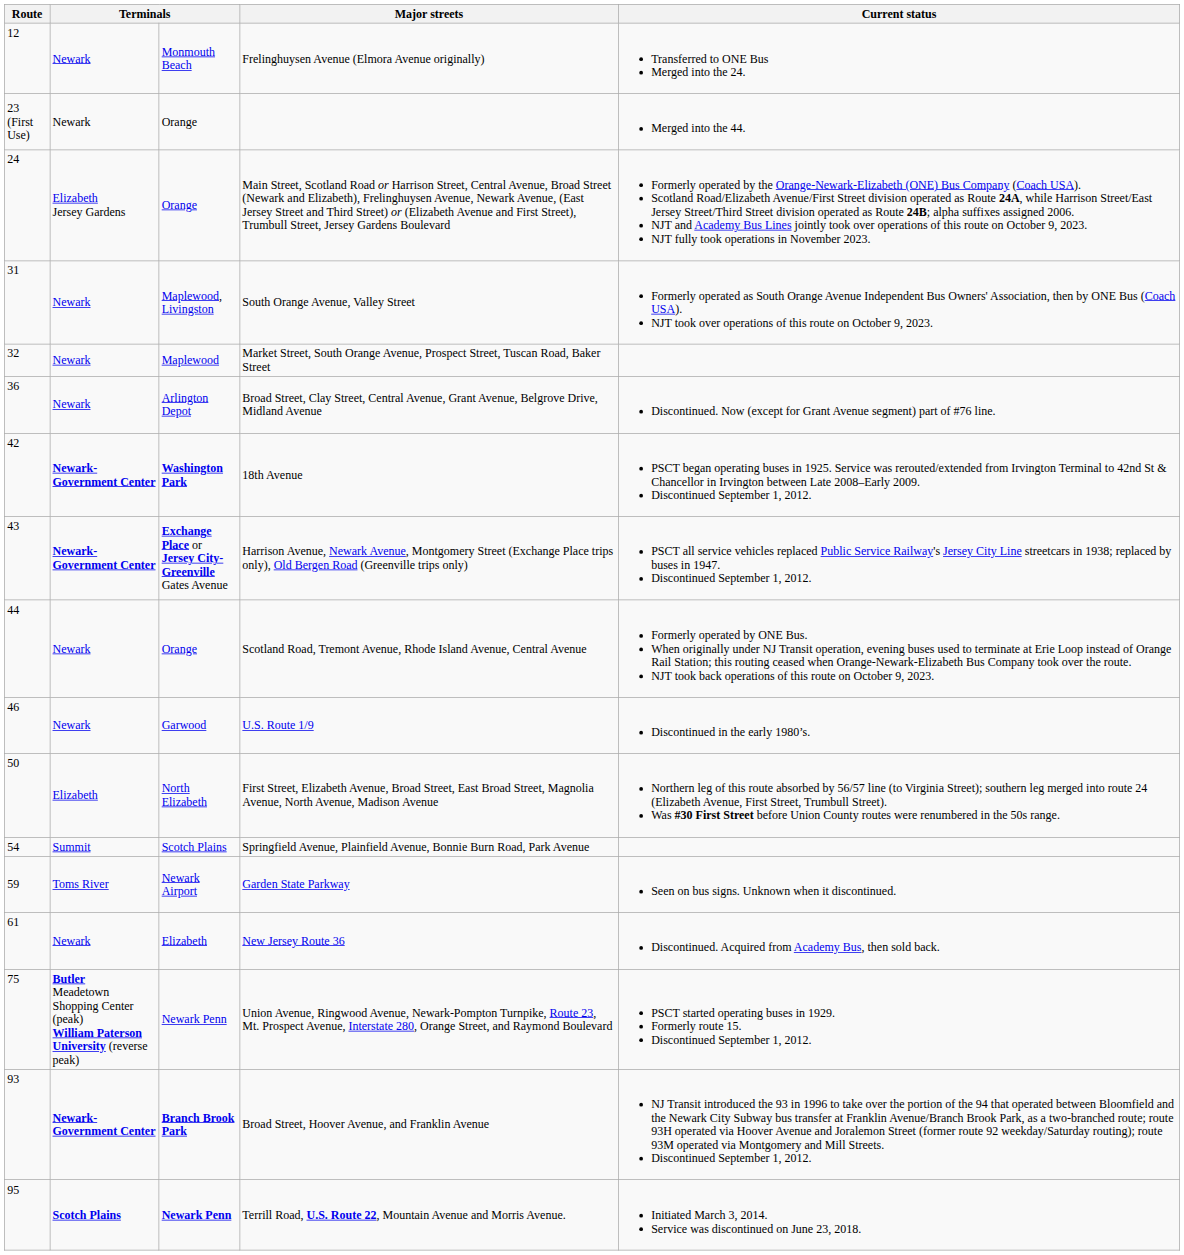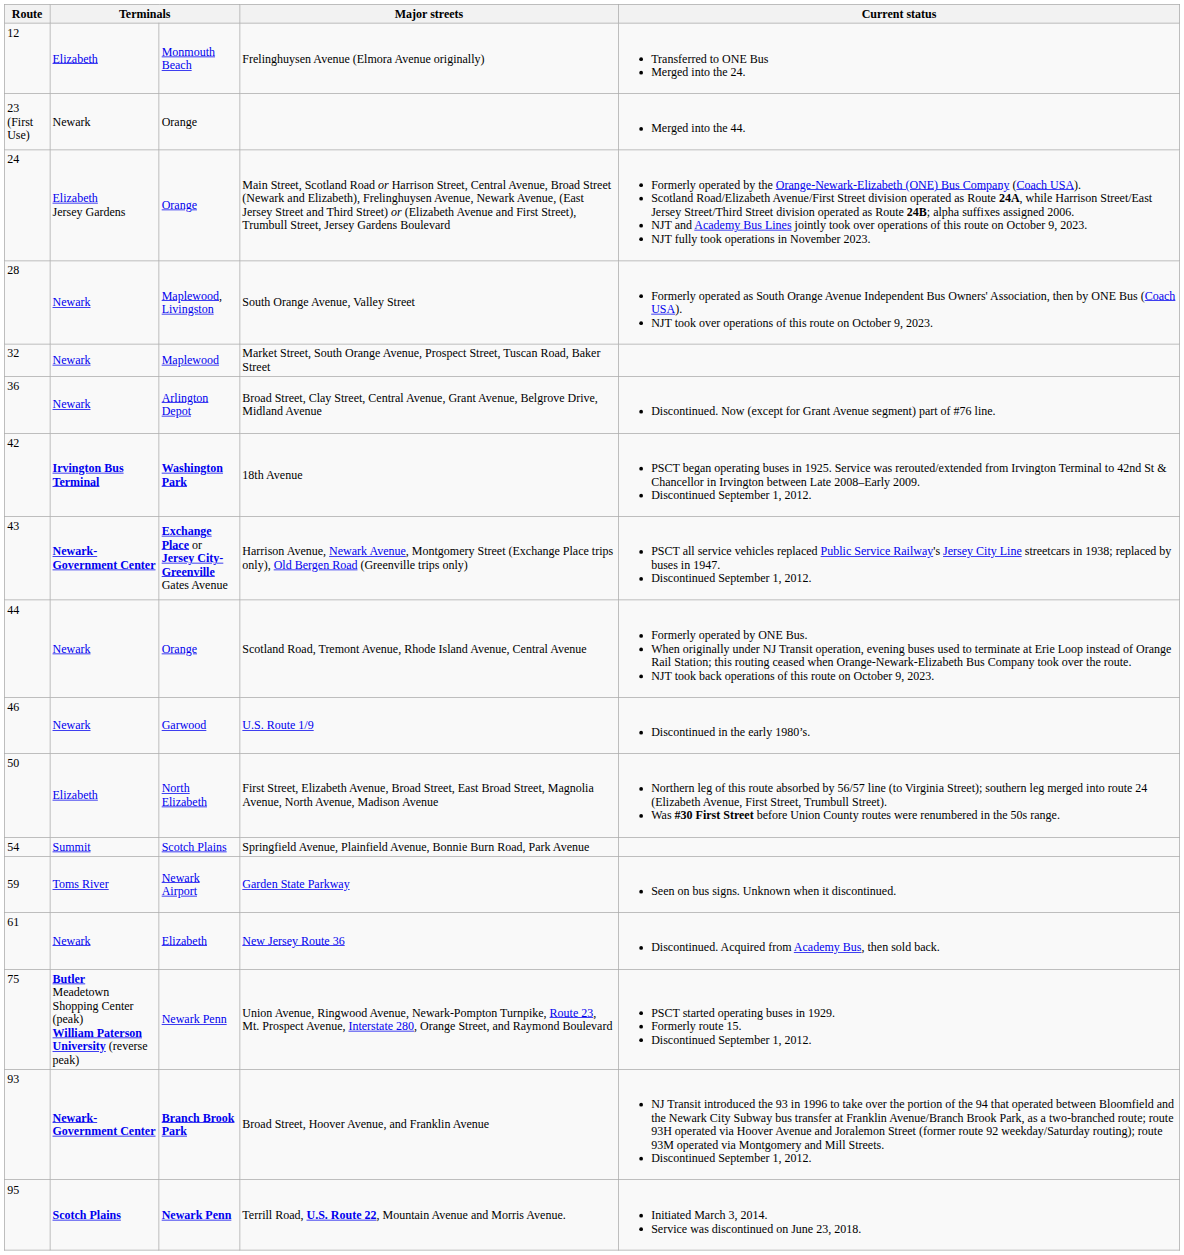(72, 58) Newark -> (75, 58) Elizabeth
(27, 270) 31 -> (27, 270) 28
(104, 474) Newark-Government Center -> (88, 474) Irvington Bus Terminal
